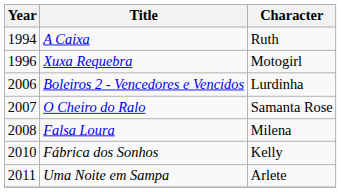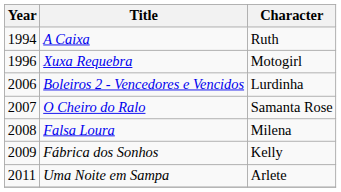(22, 152) 2010 -> (22, 152) 2009
